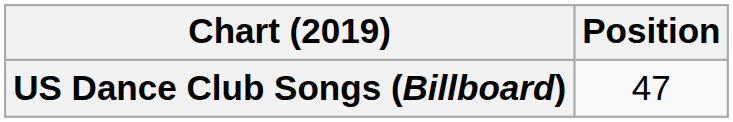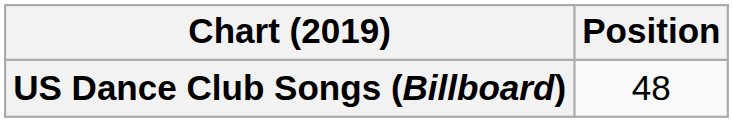(651, 87) 47 -> (651, 87) 48
